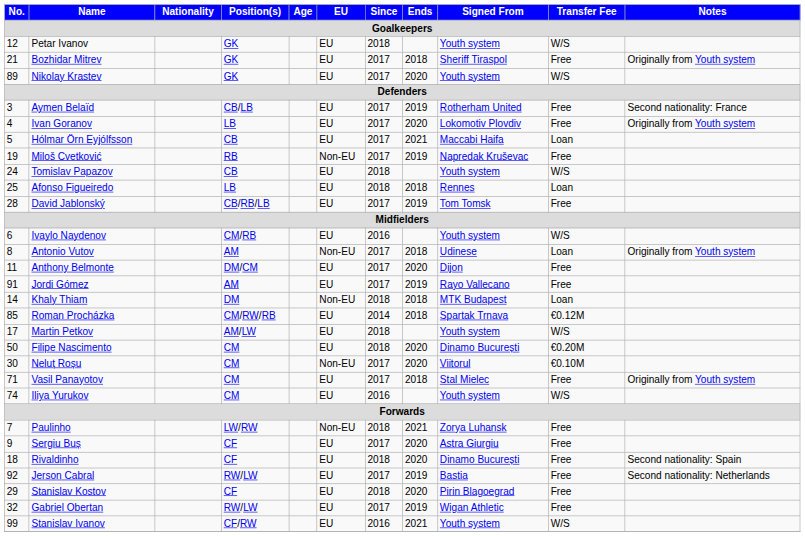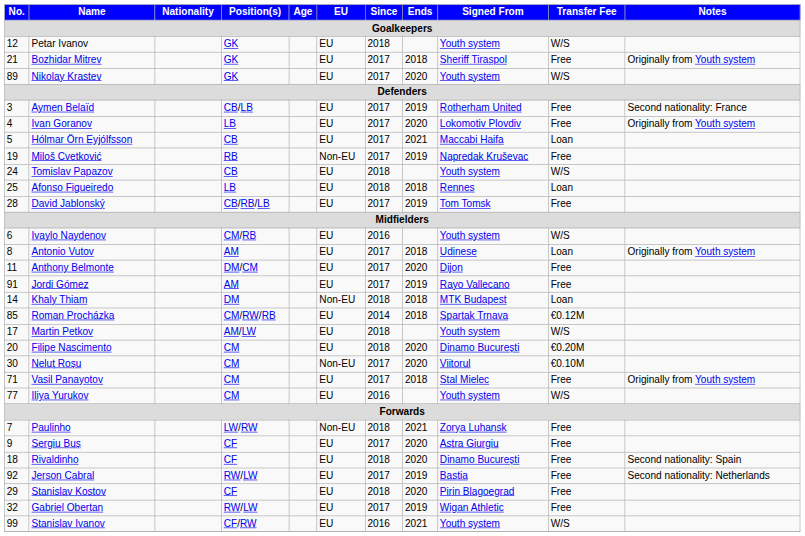(337, 252) Non-EU -> (326, 252) EU
(12, 348) 50 -> (12, 348) 20
(12, 396) 74 -> (12, 396) 77
